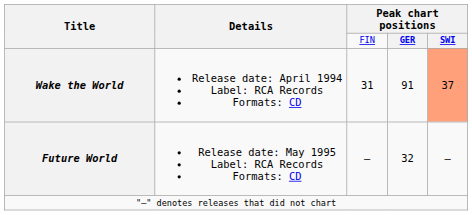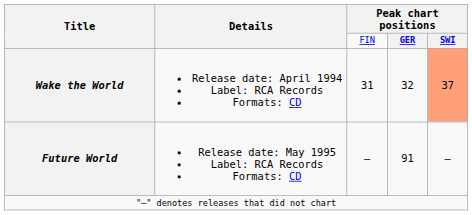(407, 85) 91 -> (407, 85) 32
(407, 159) 32 -> (407, 159) 91
